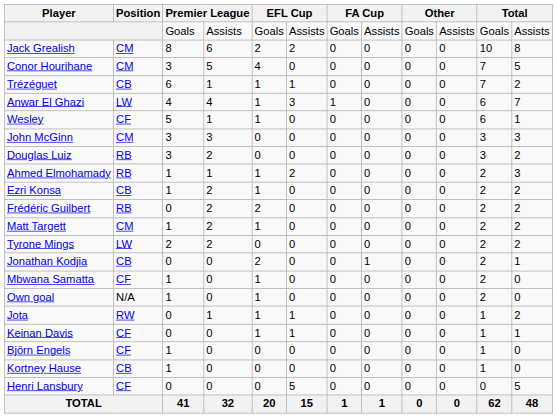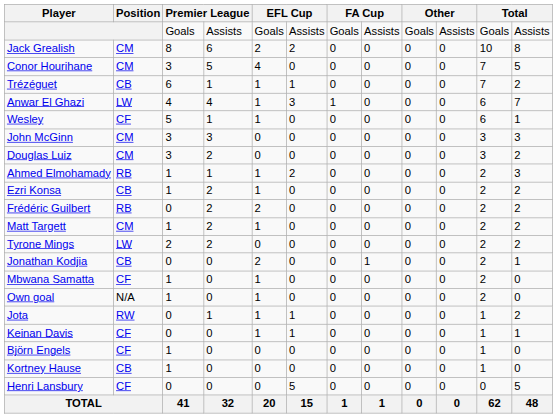(124, 155) RB -> (125, 155) CM
